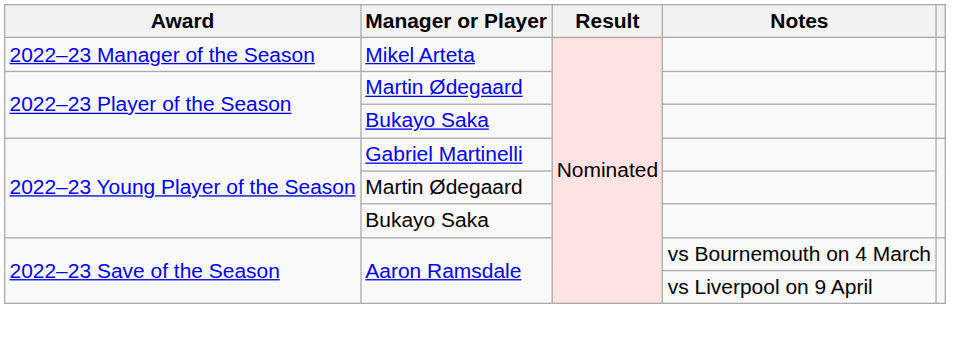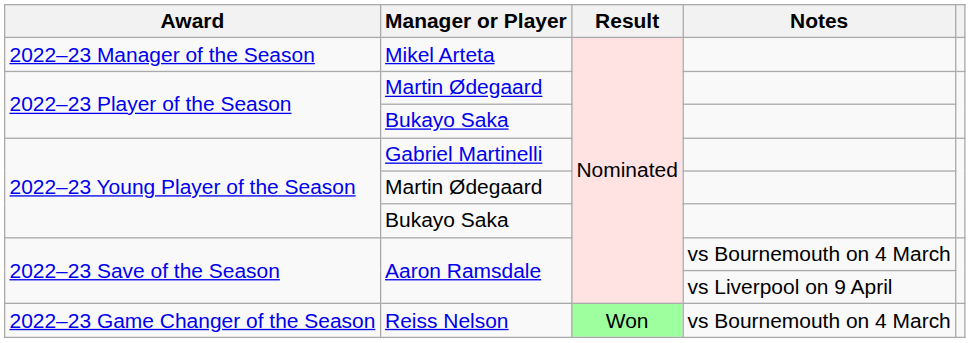+ row: (192, 320)
